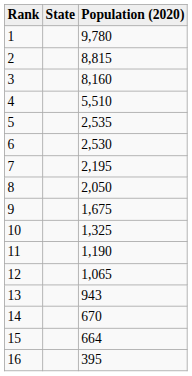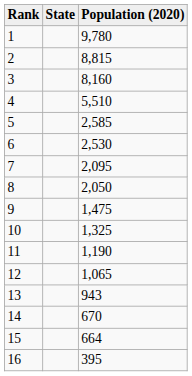(97, 123) 2,535 -> (97, 123) 2,585
(97, 166) 2,195 -> (97, 166) 2,095
(97, 209) 1,675 -> (97, 209) 1,475
